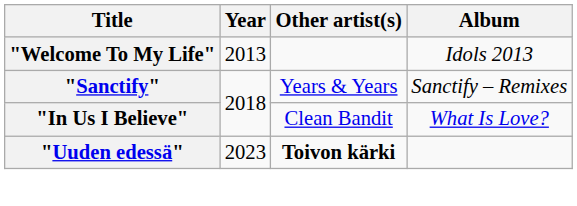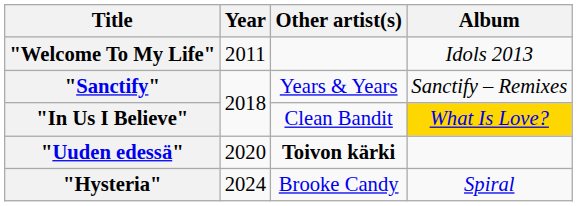(245, 53) 2013 -> (245, 53) 2011
(489, 119) no background -> (489, 119) gold background
(245, 151) 2023 -> (245, 151) 2020
+ row: (112, 184)
